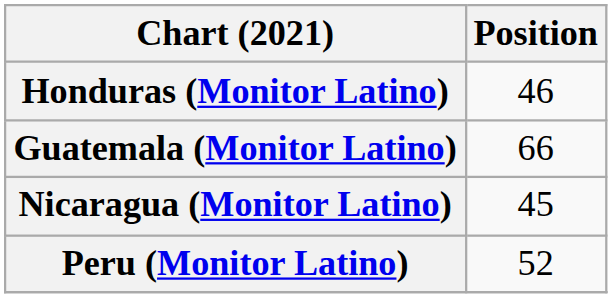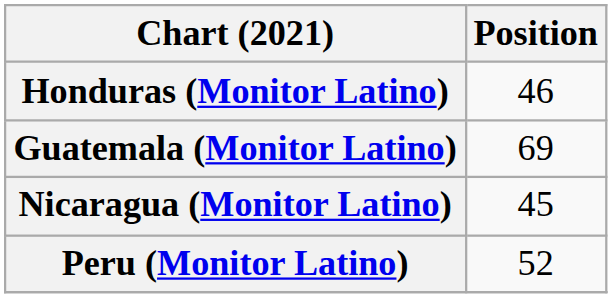(536, 147) 66 -> (536, 147) 69
